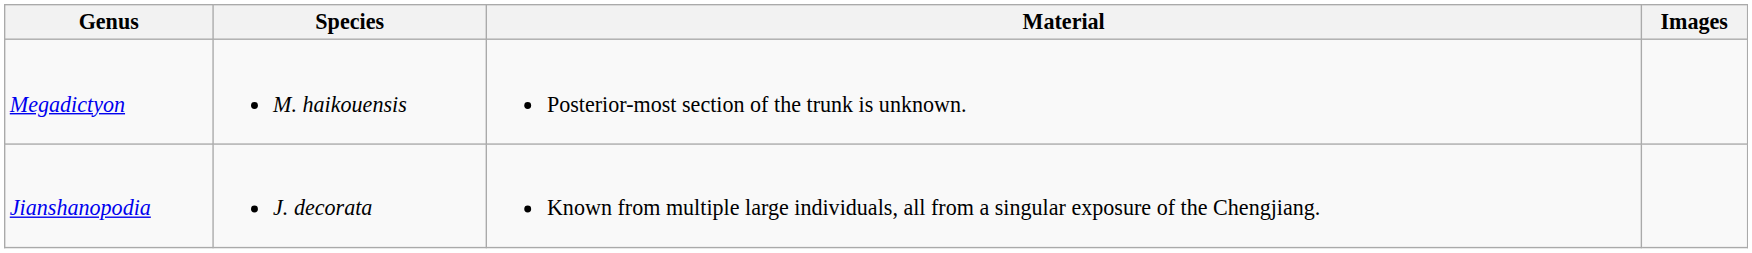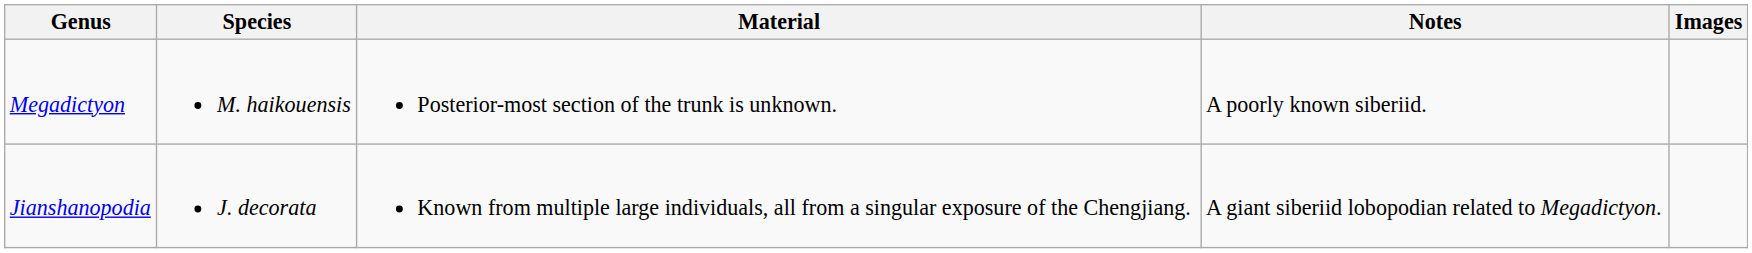+ column: (1435, 22)
